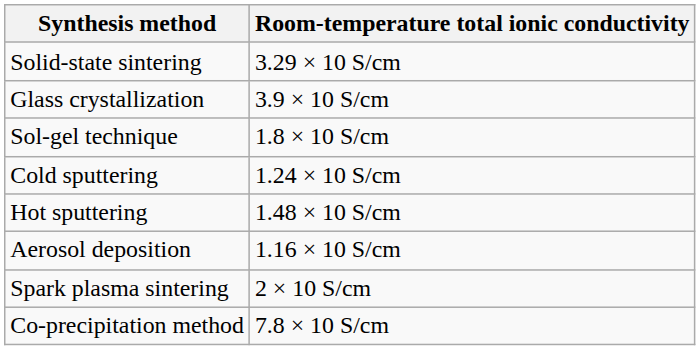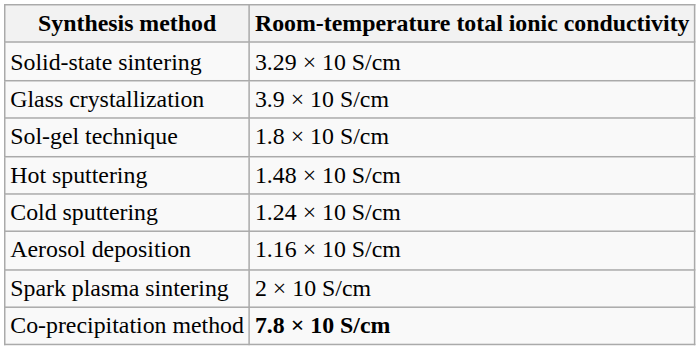rows swapped: (79, 212) <-> (84, 174)
(322, 325) normal -> (323, 325) bold
